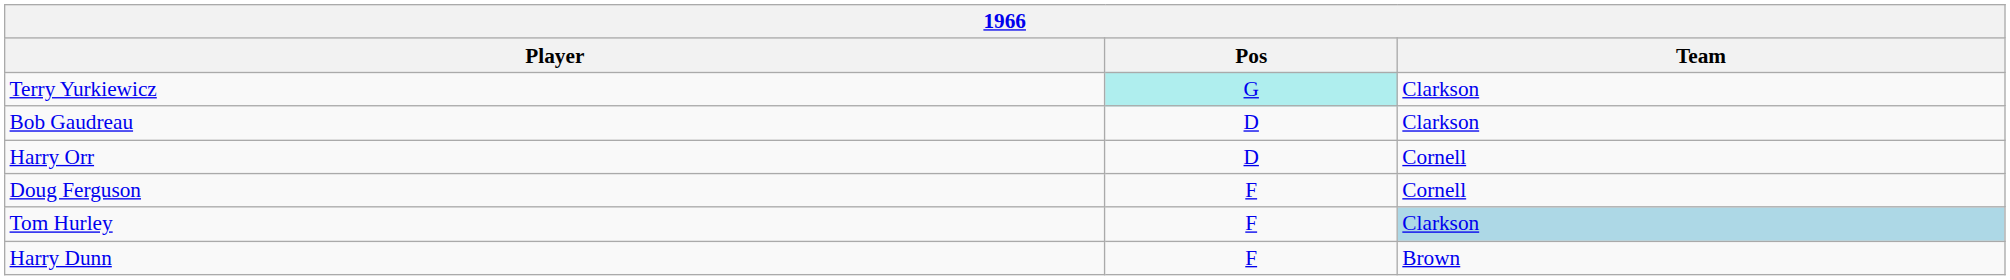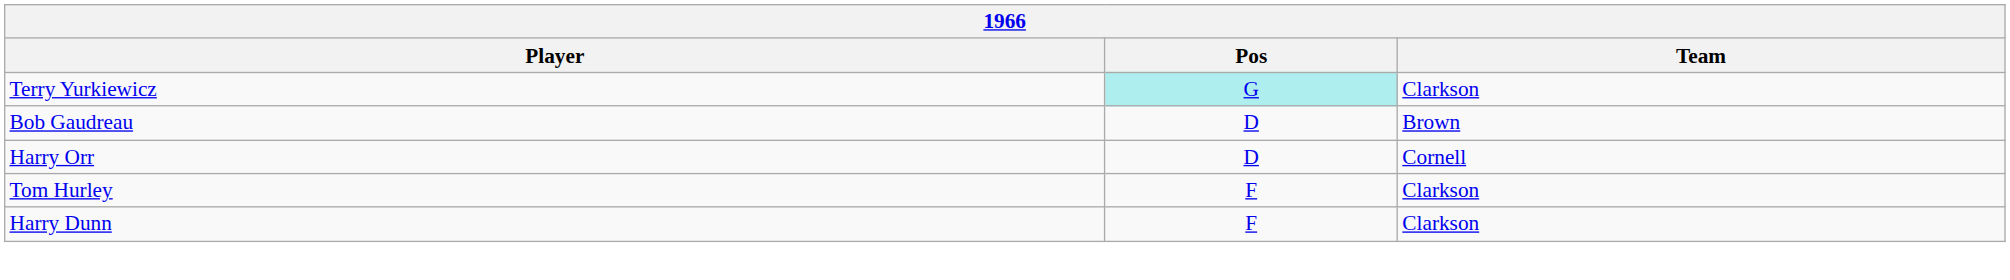(1441, 122) Clarkson -> (1431, 122) Brown
- row: (75, 190)
(1441, 223) lightblue background -> (1441, 190) no background
(1431, 257) Brown -> (1441, 223) Clarkson
